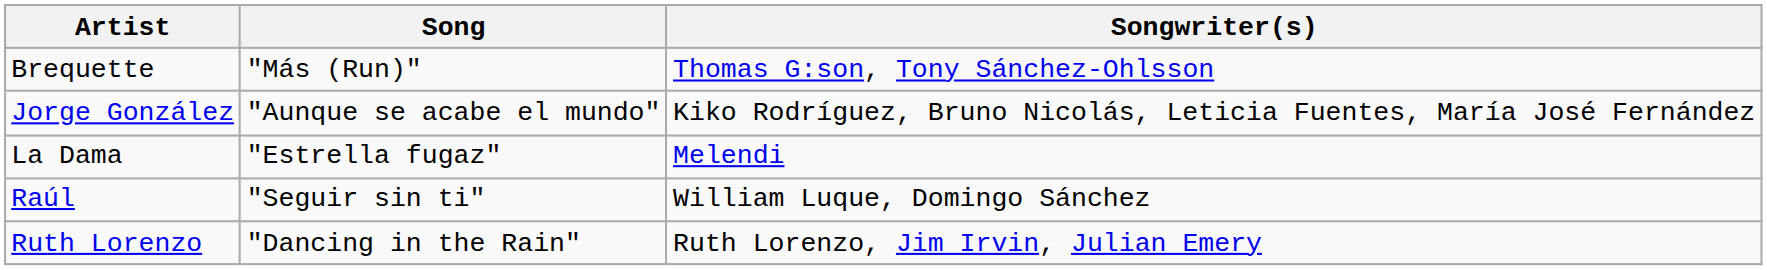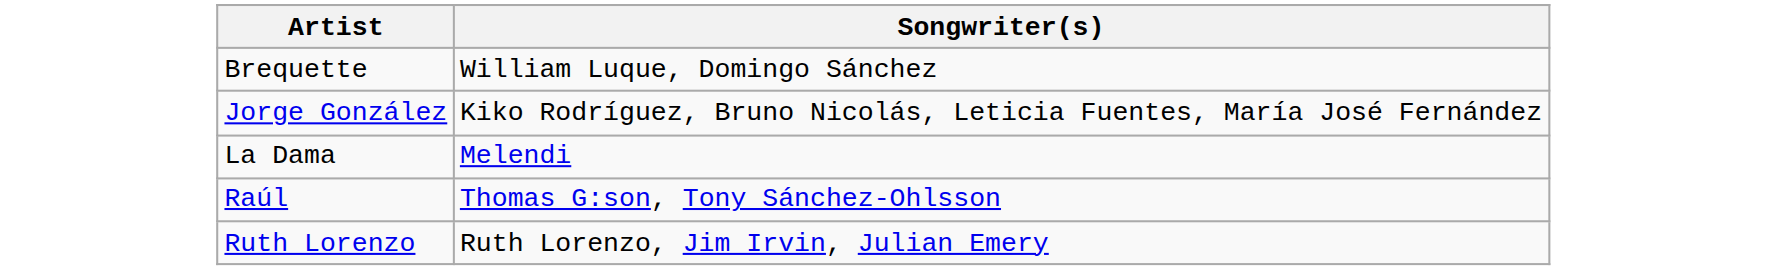- column: (454, 27)
(944, 70) Thomas G:son, Tony Sánchez-Ohlsson -> (699, 70) William Luque, Domingo Sánchez
(912, 200) William Luque, Domingo Sánchez -> (730, 200) Thomas G:son, Tony Sánchez-Ohlsson
